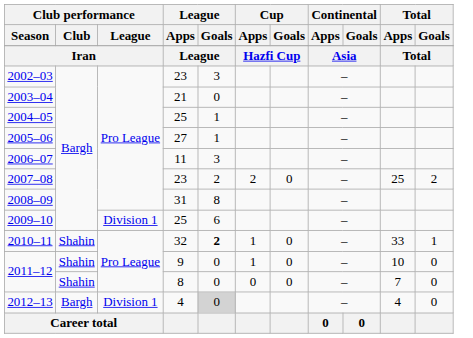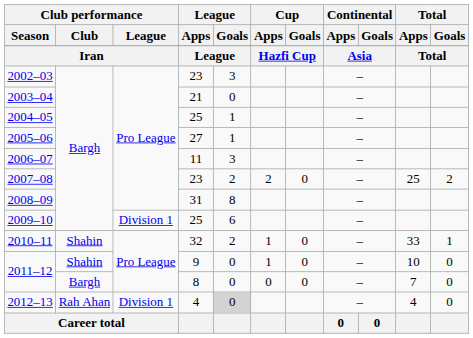(217, 240) bold -> (232, 240) normal
(77, 281) Shahin -> (84, 281) Bargh
(77, 302) Bargh -> (84, 302) Rah Ahan
